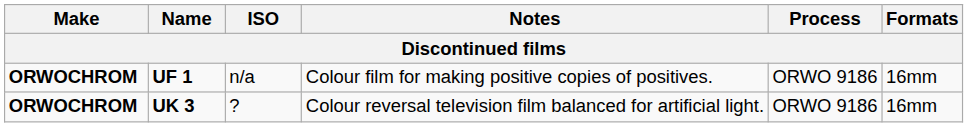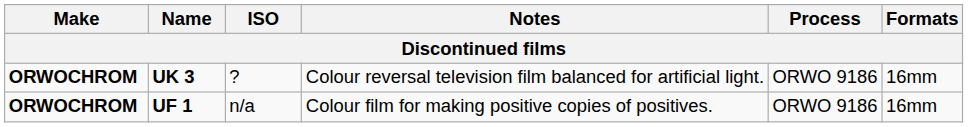rows swapped: (174, 106) <-> (172, 77)
